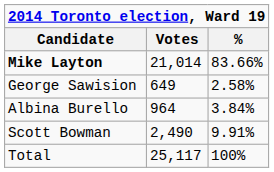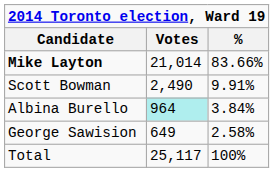rows swapped: (59, 133) <-> (72, 86)
(163, 109) no background -> (163, 109) paleturquoise background
